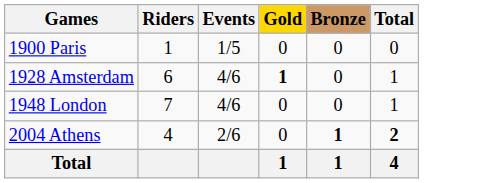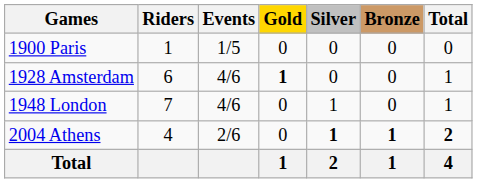+ column: (333, 18)
